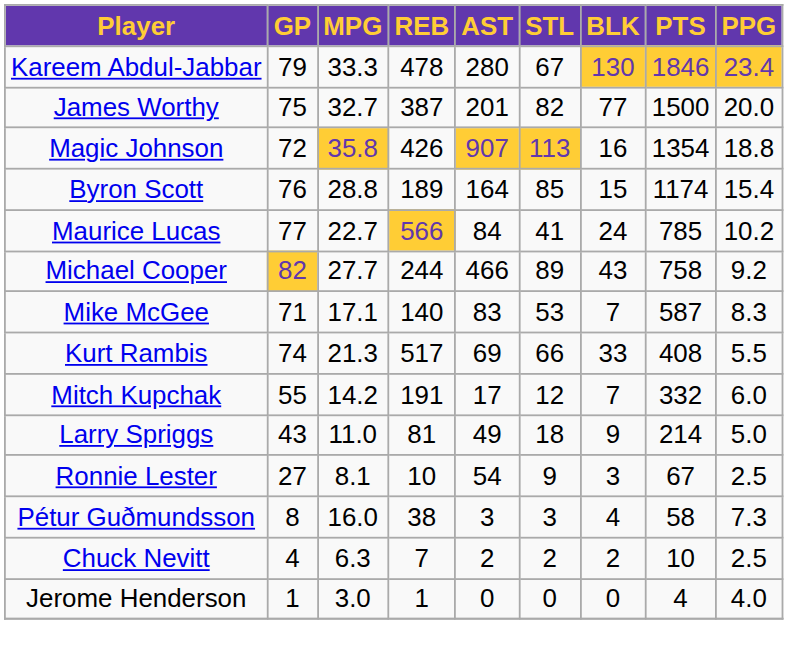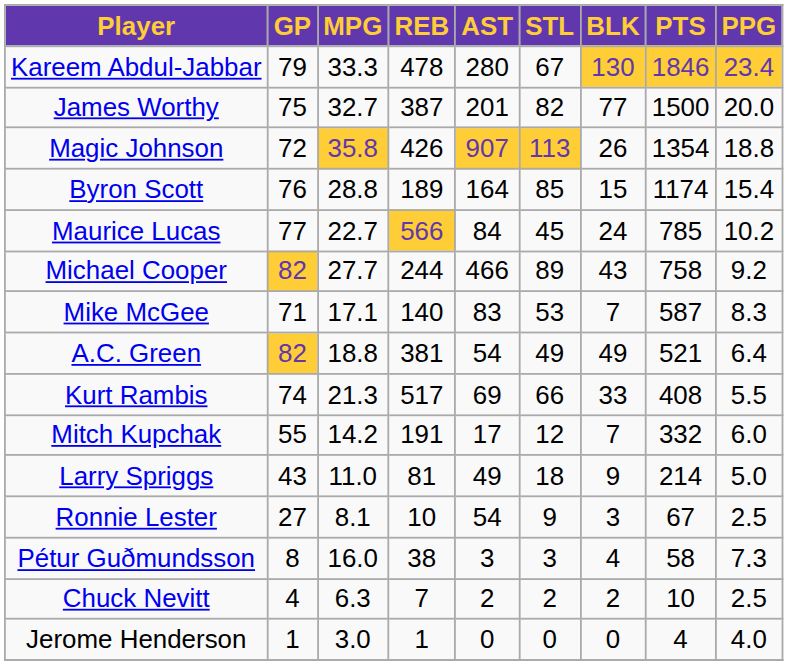(613, 149) 16 -> (613, 149) 26
(550, 231) 41 -> (550, 231) 45
+ row: (136, 353)
